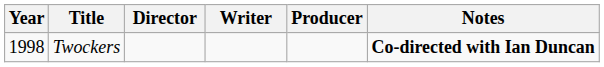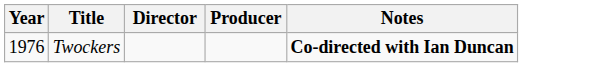- column: (246, 18)
(27, 47) 1998 -> (27, 47) 1976
